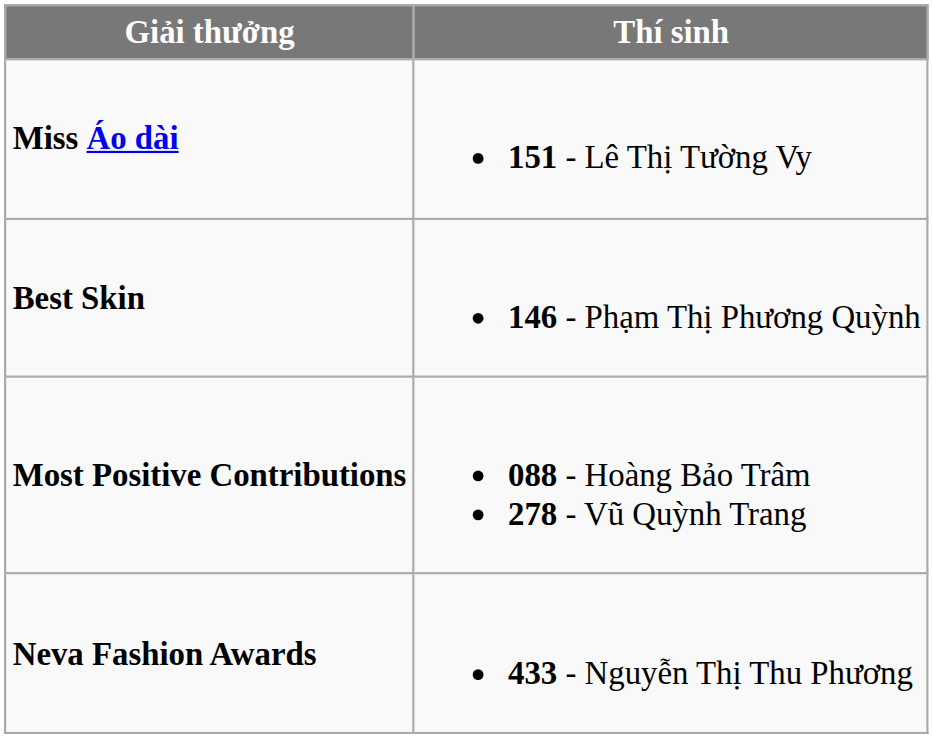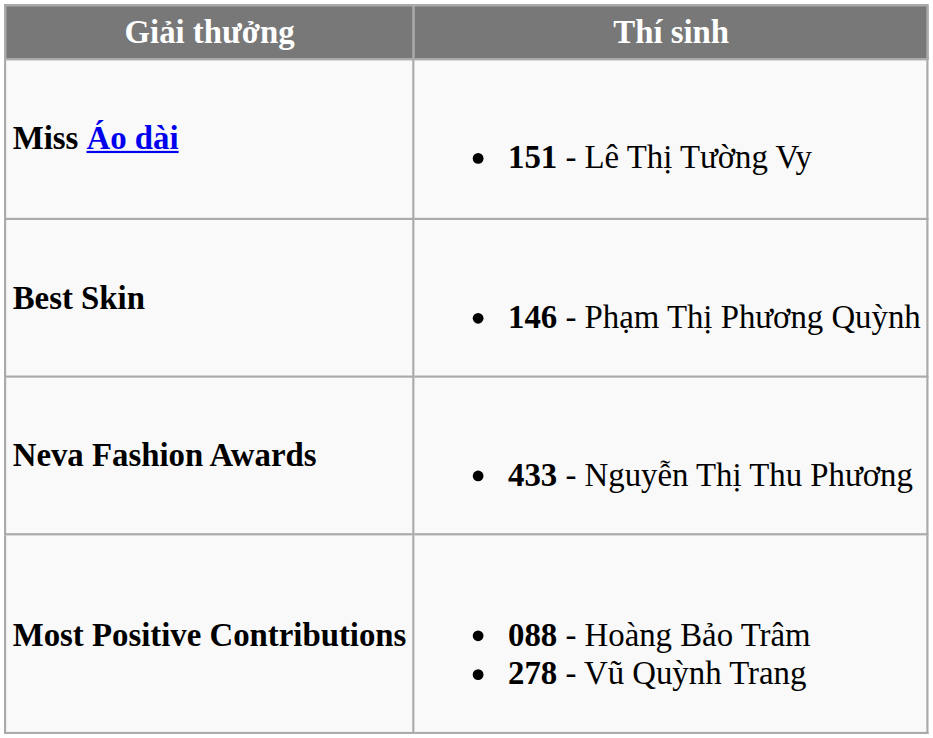rows swapped: (210, 474) <-> (165, 652)
